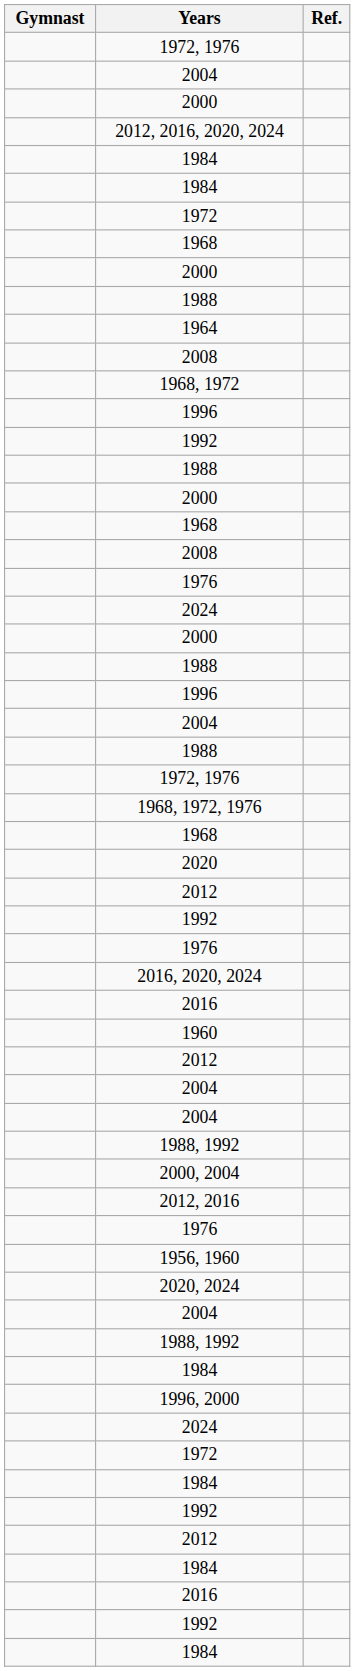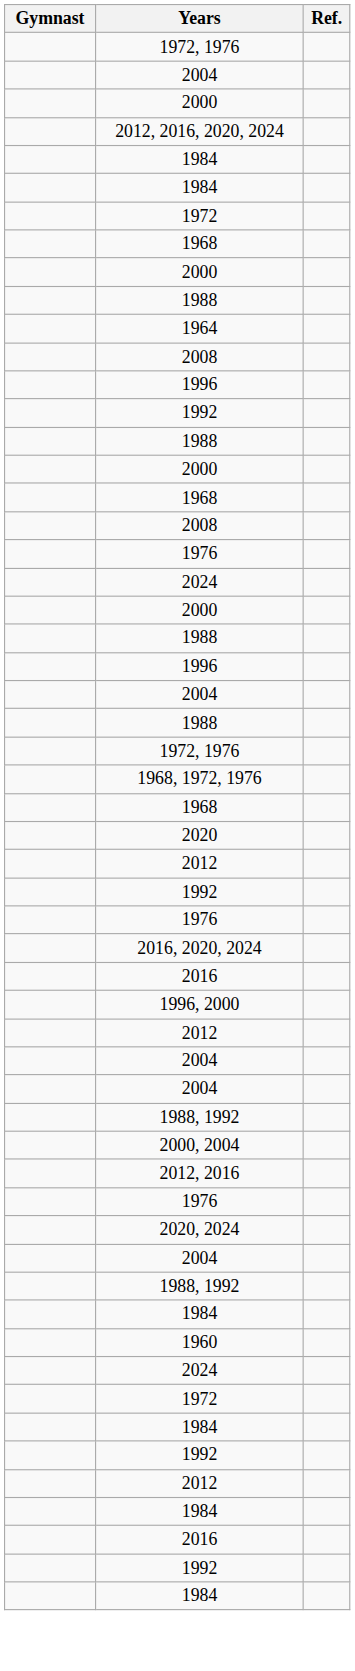- row: (50, 385)
rows swapped: (50, 1033) <-> (50, 1399)
- row: (50, 1258)
